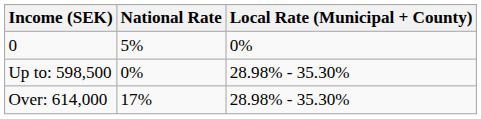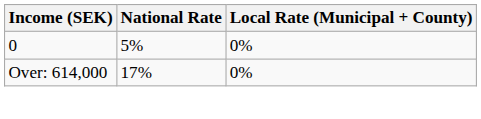- row: (60, 72)
(290, 99) 28.98% - 35.30% -> (241, 72) 0%
